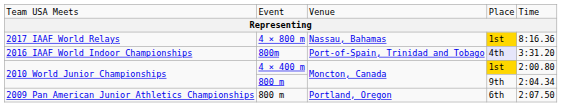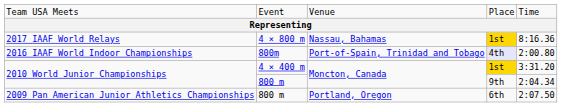(537, 53) 3:31.20 -> (537, 53) 2:00.80
(537, 67) 2:00.80 -> (537, 67) 3:31.20
